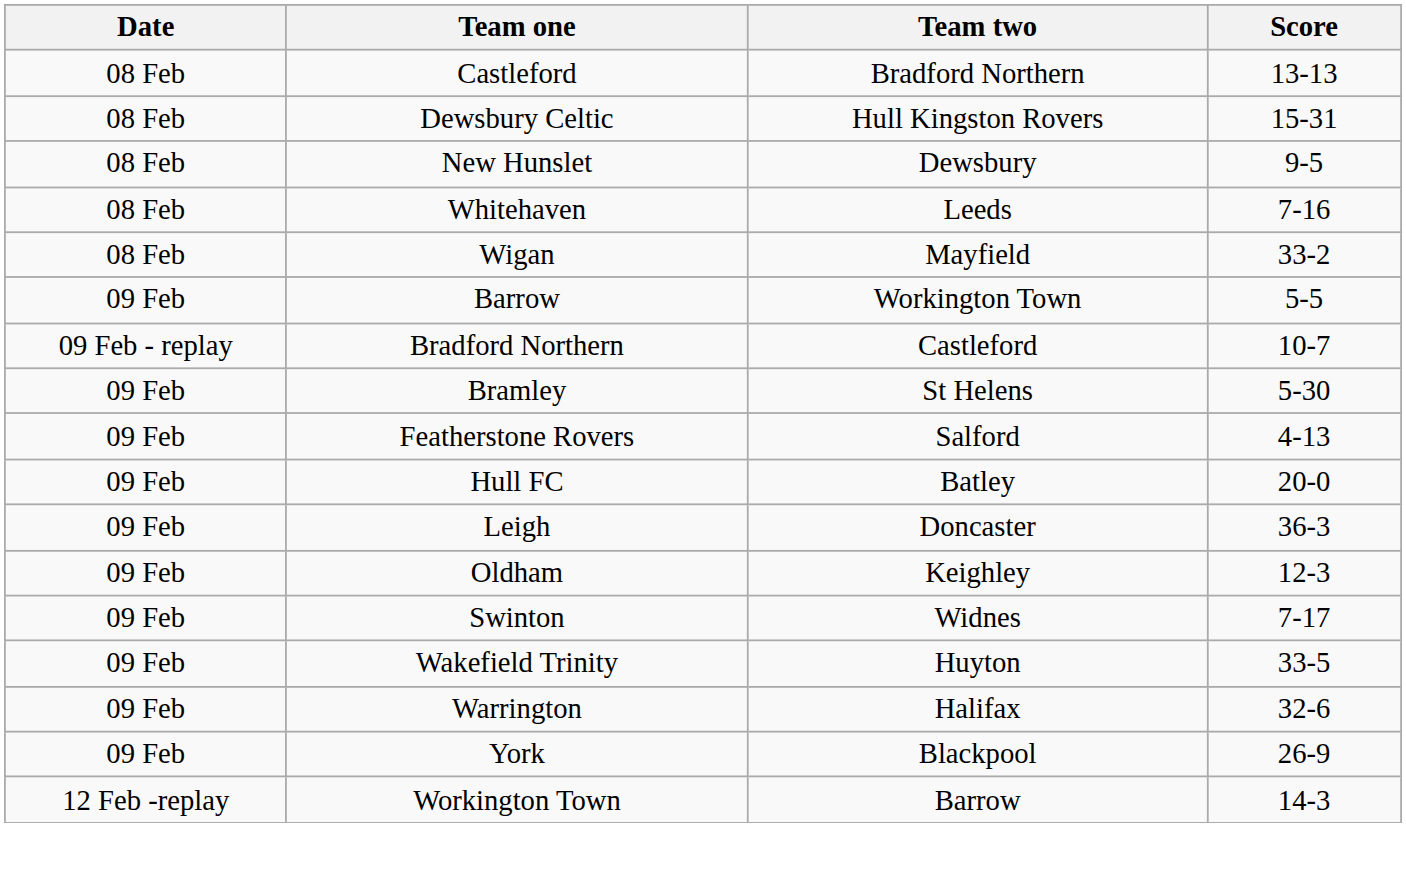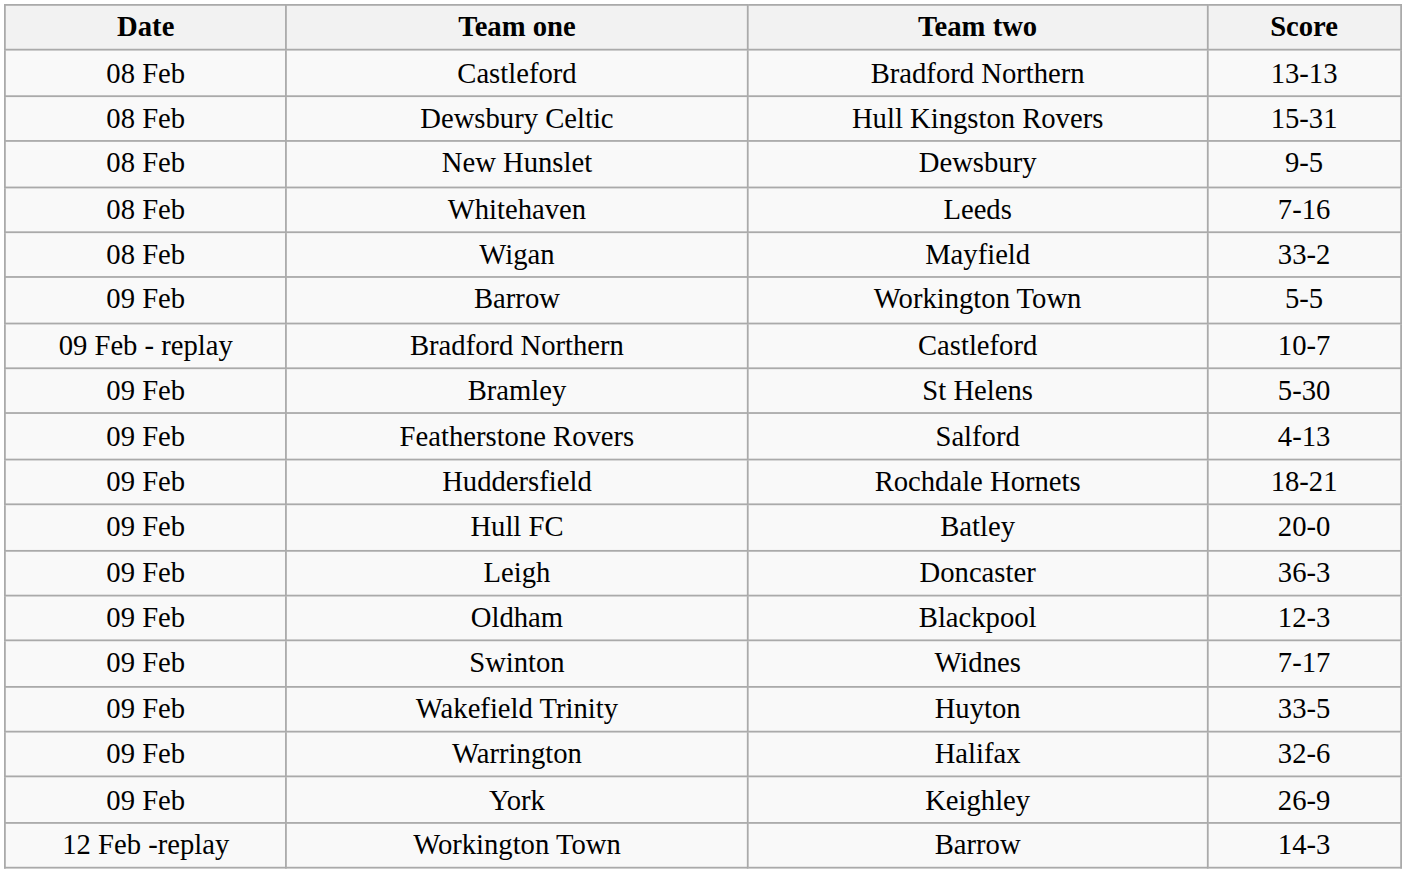+ row: (517, 481)
(978, 572) Keighley -> (978, 617) Blackpool
(978, 753) Blackpool -> (978, 799) Keighley
